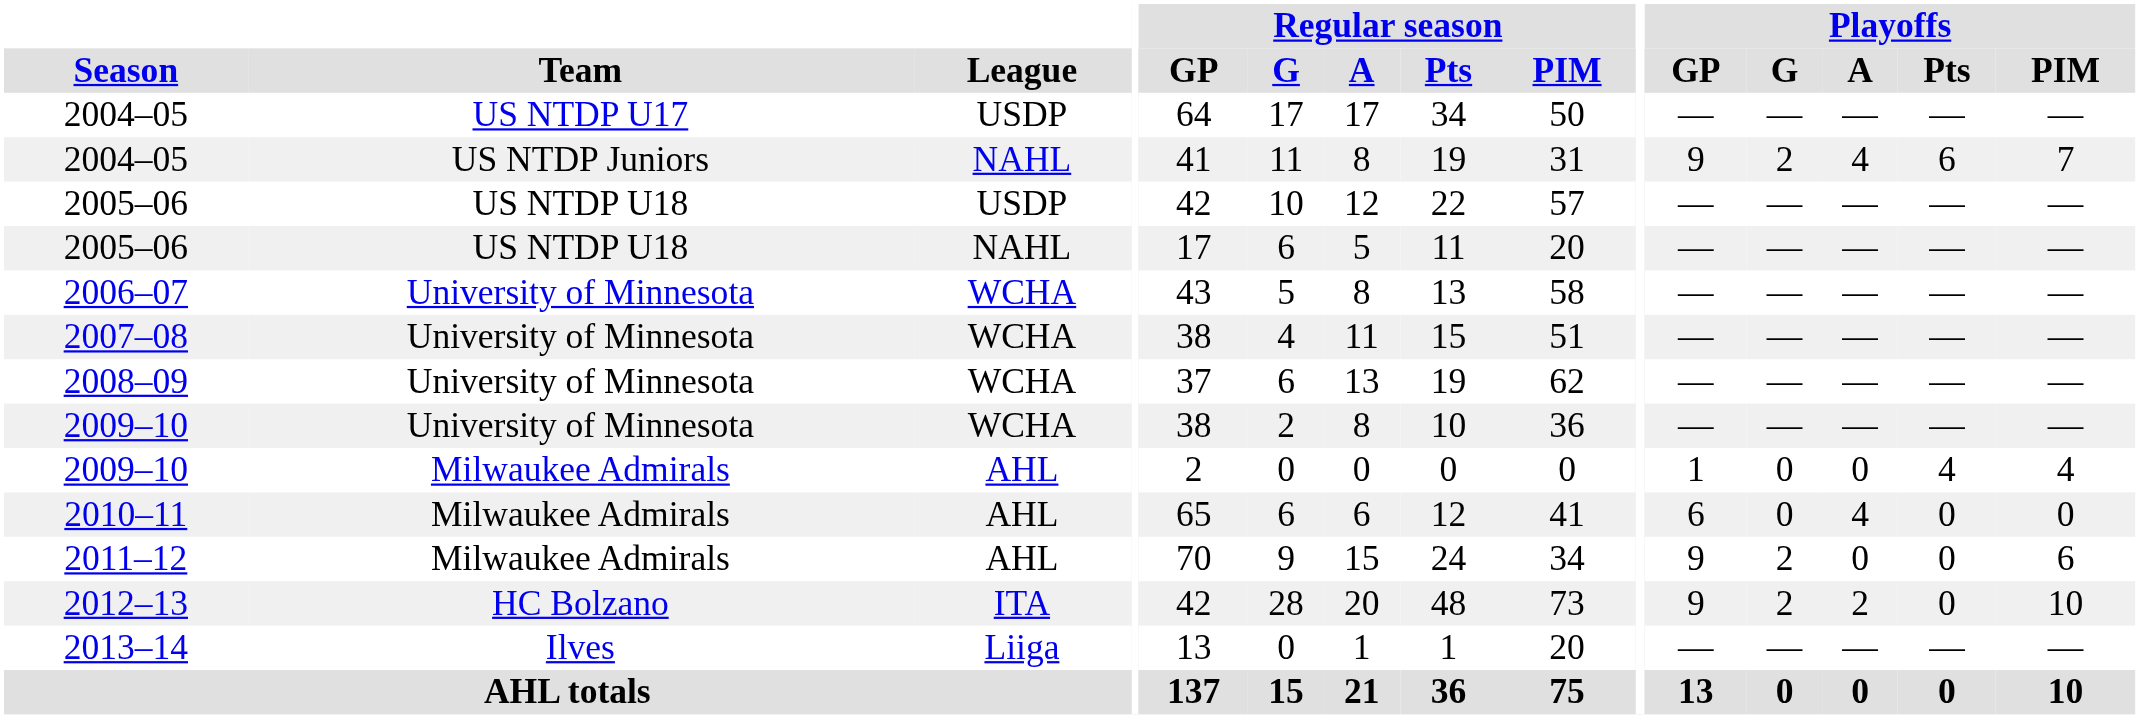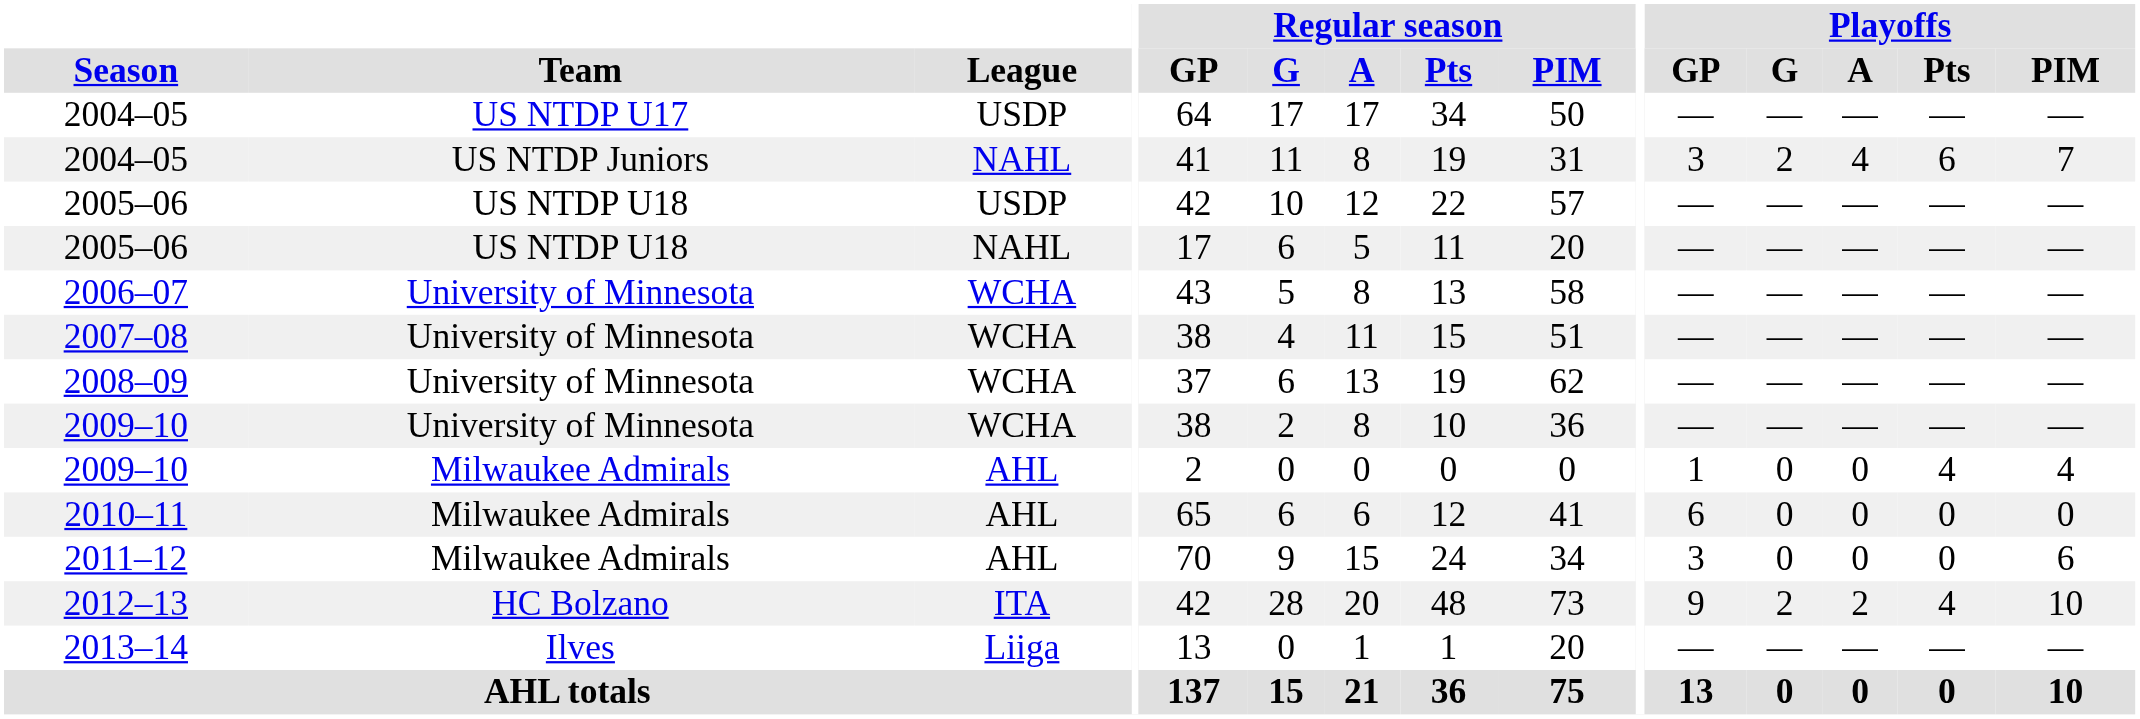(1696, 158) 9 -> (1696, 158) 3
(1860, 513) 4 -> (1860, 513) 0
(1696, 558) 9 -> (1696, 558) 3
(1785, 558) 2 -> (1785, 558) 0
(1947, 602) 0 -> (1947, 602) 4
